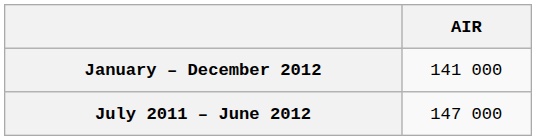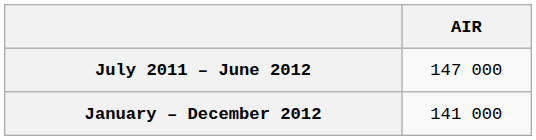rows swapped: (203, 70) <-> (203, 114)
